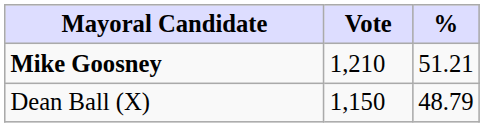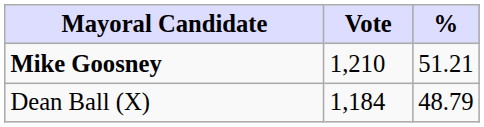(358, 102) 1,150 -> (358, 102) 1,184
